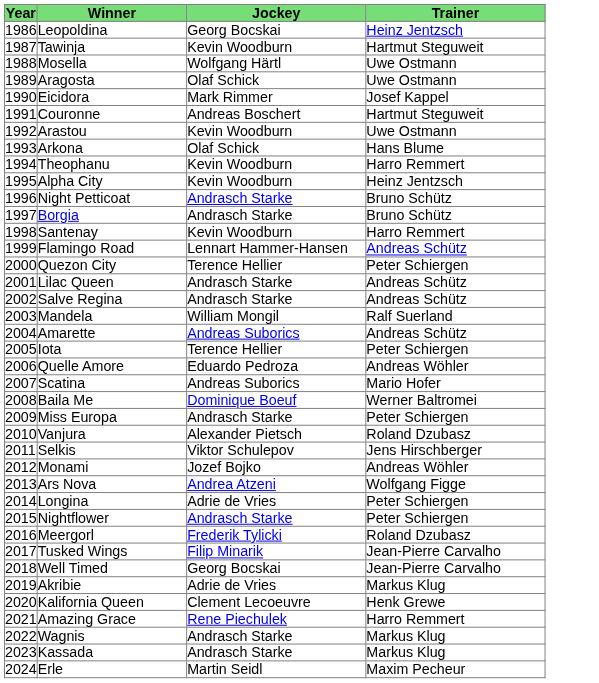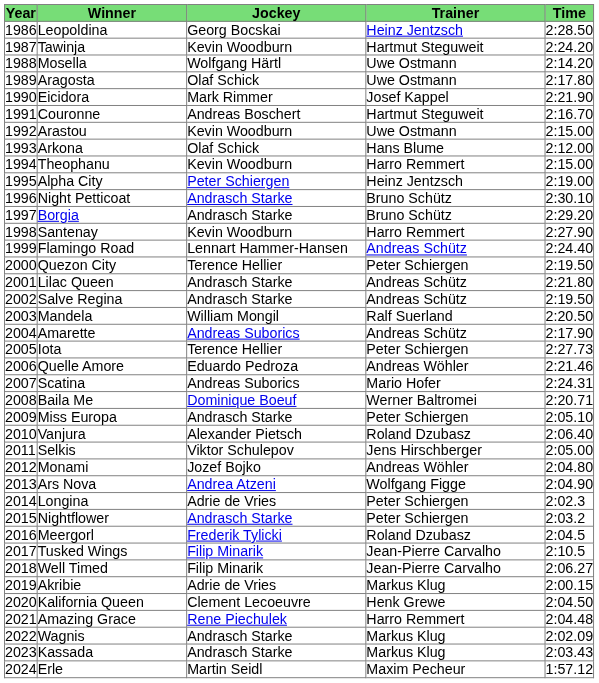+ column: (569, 13)
(240, 181) Kevin Woodburn -> (238, 181) Peter Schiergen
(234, 568) Georg Bocskai -> (225, 568) Filip Minarik
